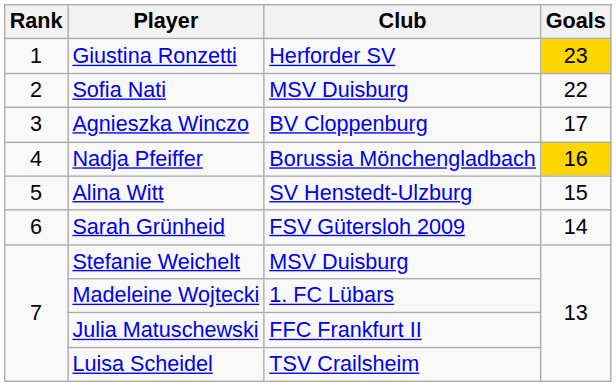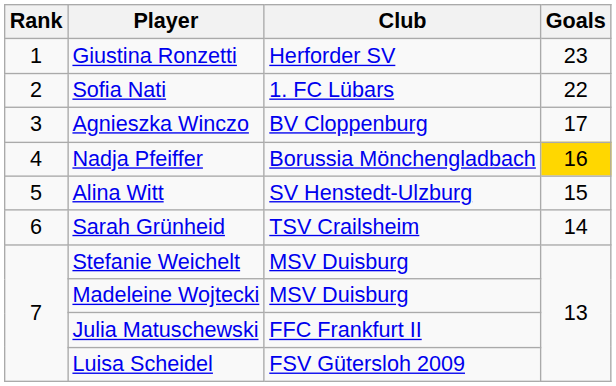(576, 55) gold background -> (576, 55) no background
(339, 90) MSV Duisburg -> (332, 90) 1. FC Lübars
(367, 227) FSV Gütersloh 2009 -> (344, 227) TSV Crailsheim
(332, 295) 1. FC Lübars -> (339, 295) MSV Duisburg
(344, 364) TSV Crailsheim -> (367, 364) FSV Gütersloh 2009
